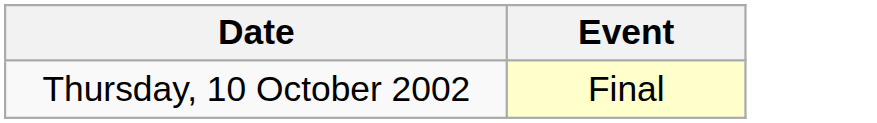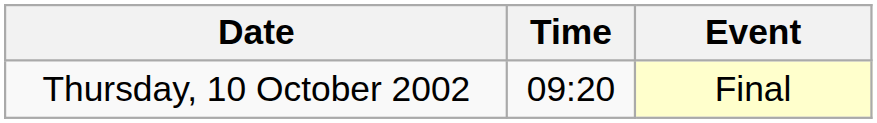+ column: (571, 32)
